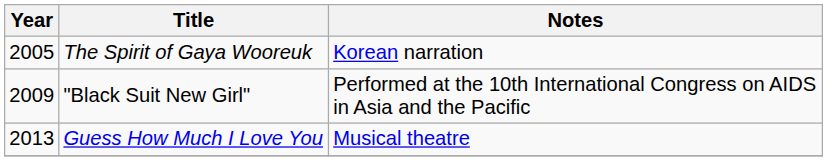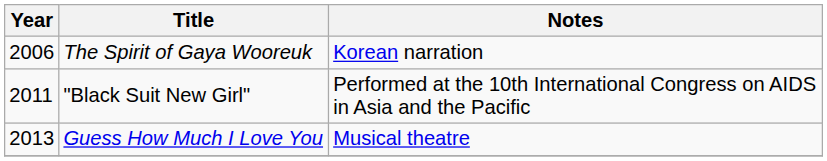(32, 52) 2005 -> (32, 52) 2006
(32, 95) 2009 -> (31, 95) 2011
